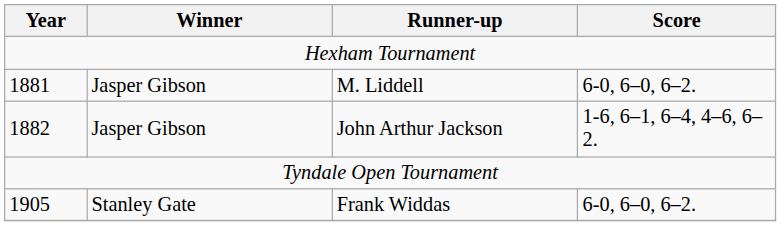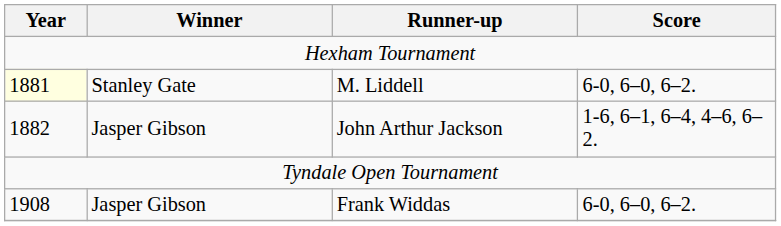(30, 85) no background -> (30, 85) lightyellow background
(149, 85) Jasper Gibson -> (144, 85) Stanley Gate
(30, 204) 1905 -> (30, 204) 1908
(144, 204) Stanley Gate -> (149, 204) Jasper Gibson
